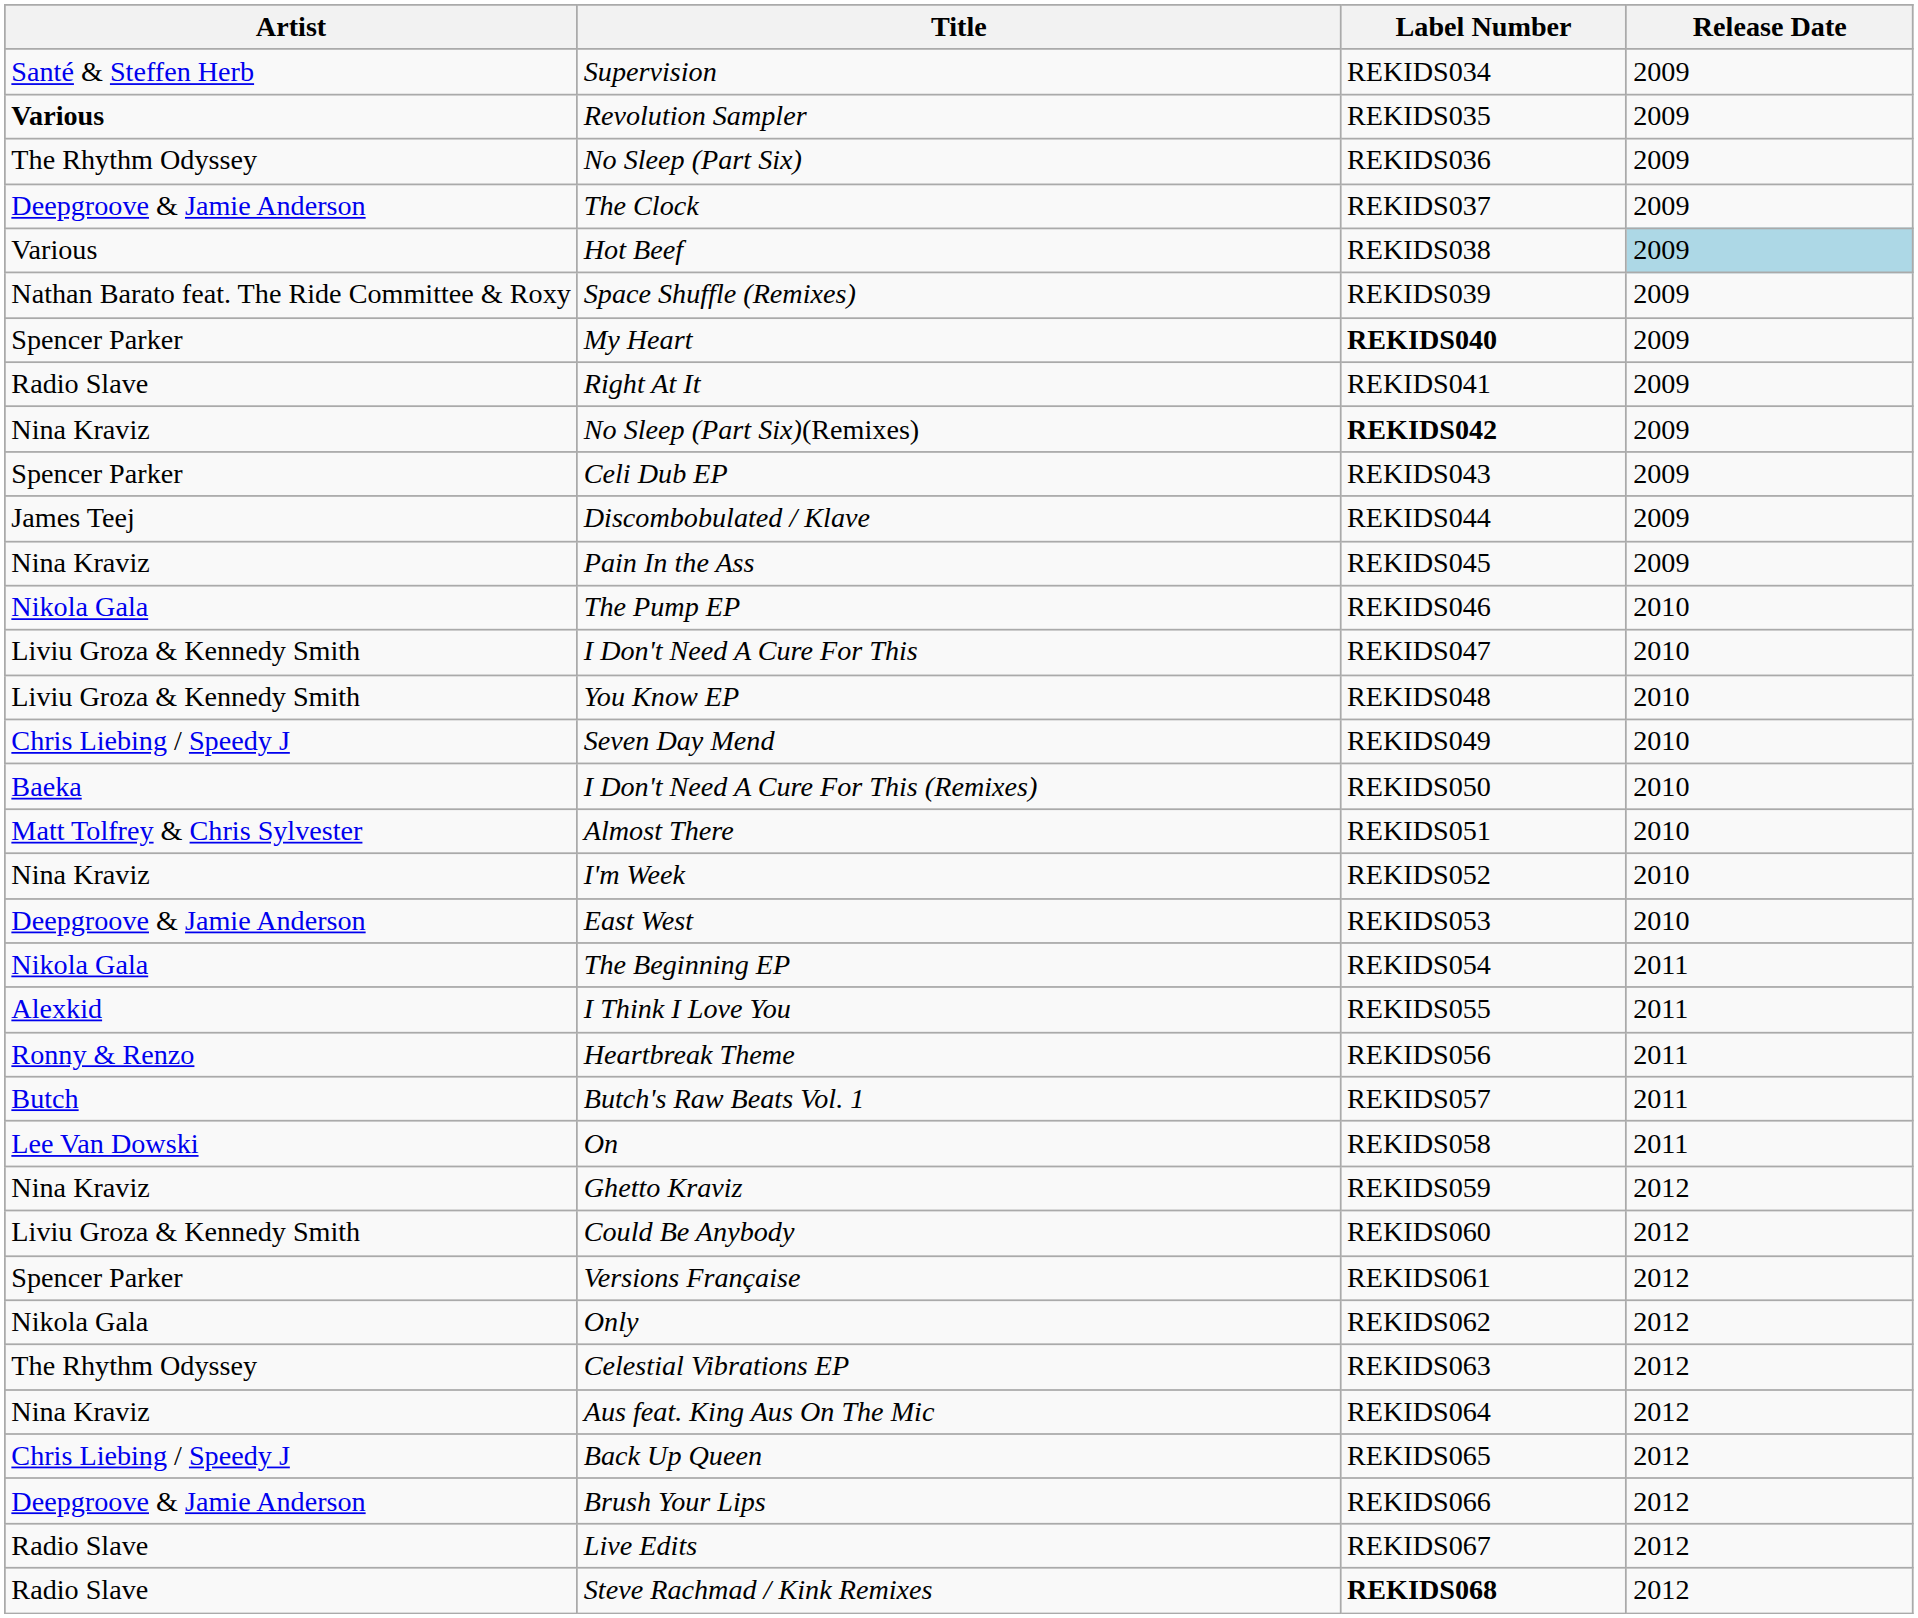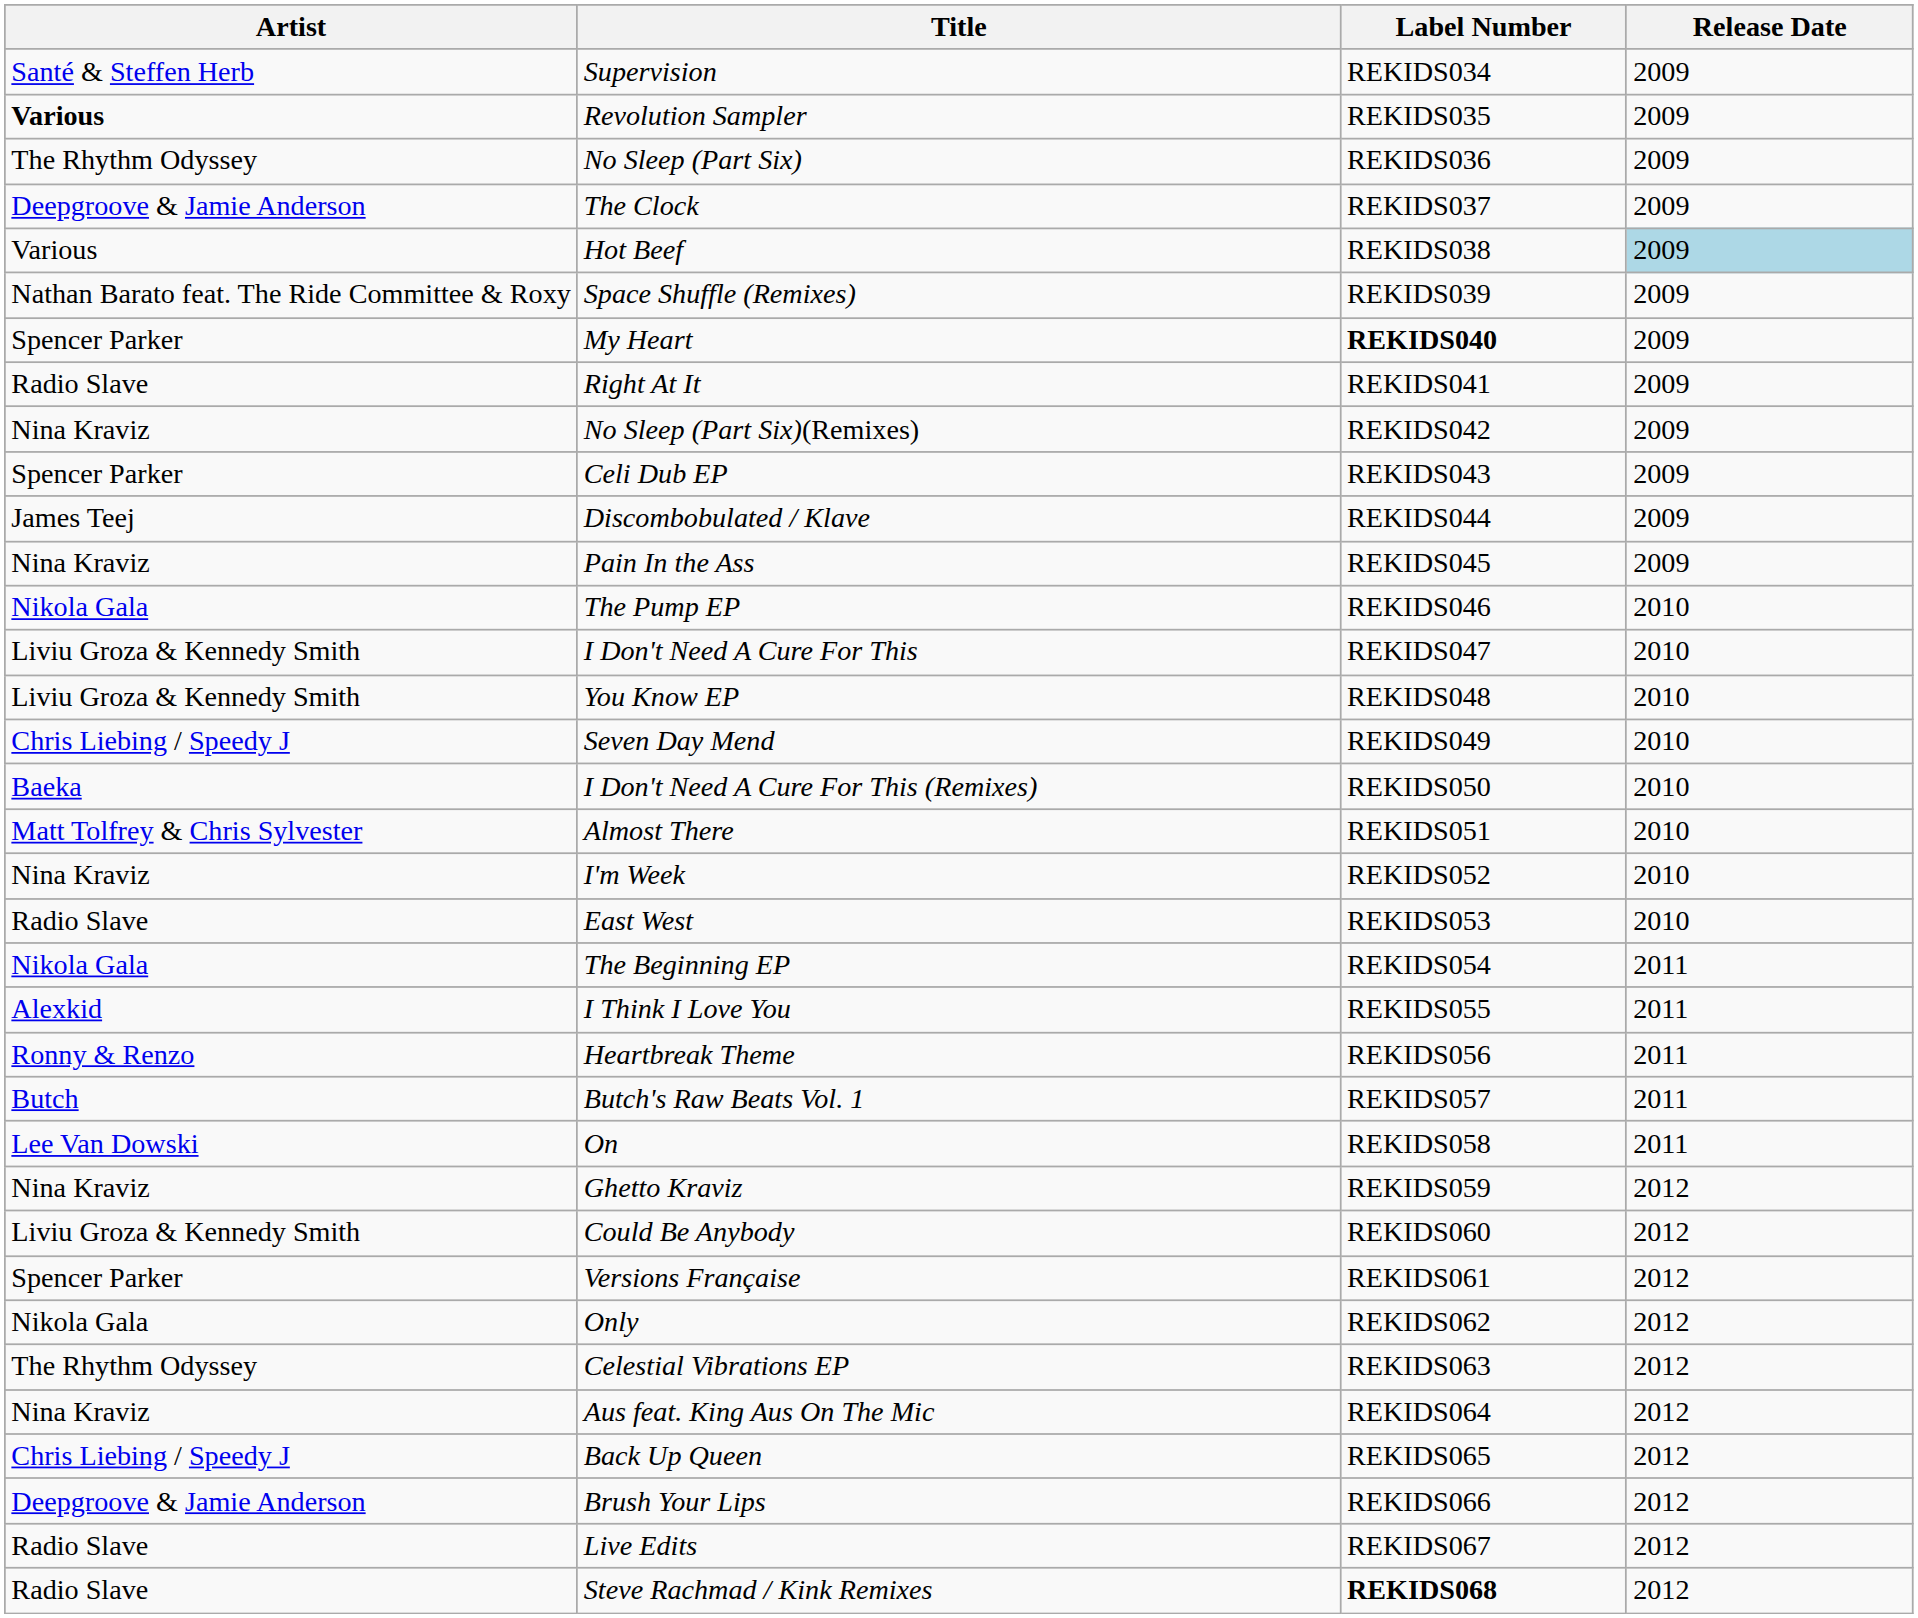(1422, 428) bold -> (1419, 428) normal
(189, 920) Deepgroove & Jamie Anderson -> (80, 920) Radio Slave
